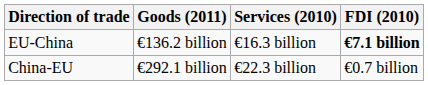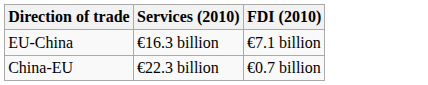- column: (182, 17)
(382, 42) bold -> (284, 42) normal
